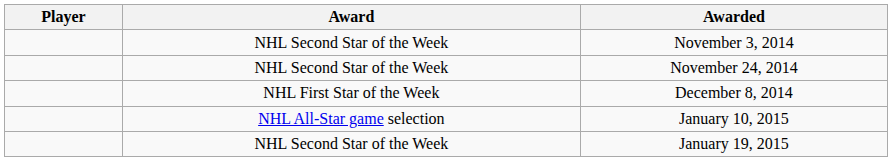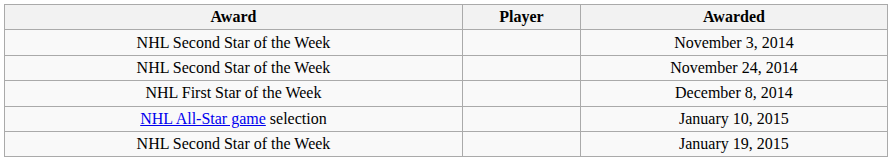columns swapped: (63, 17) <-> (351, 17)
